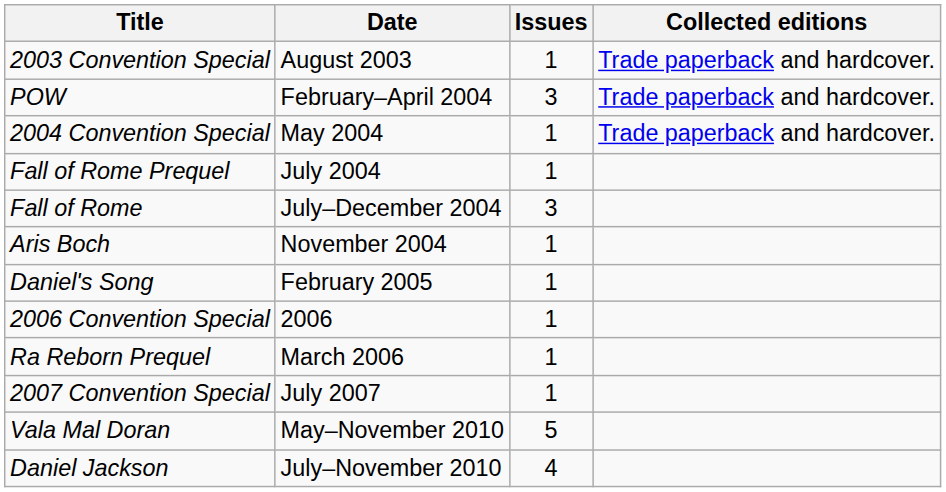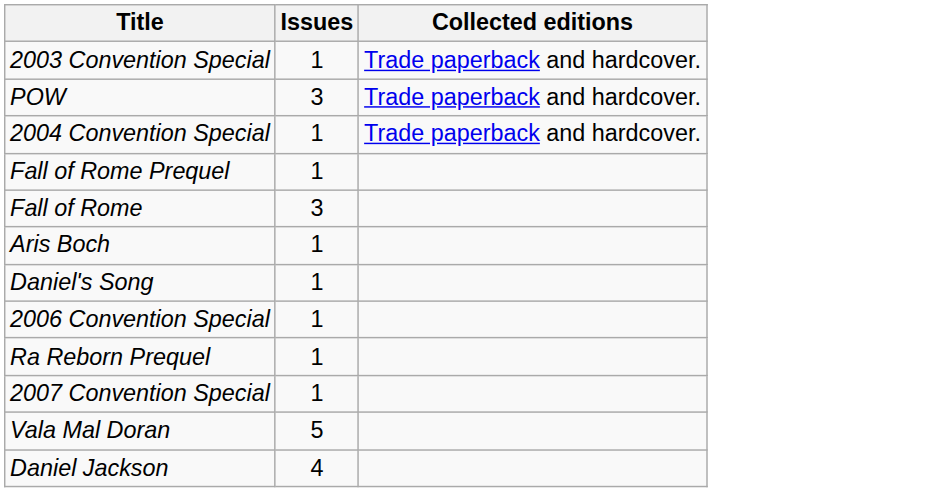- column: (392, 23)
